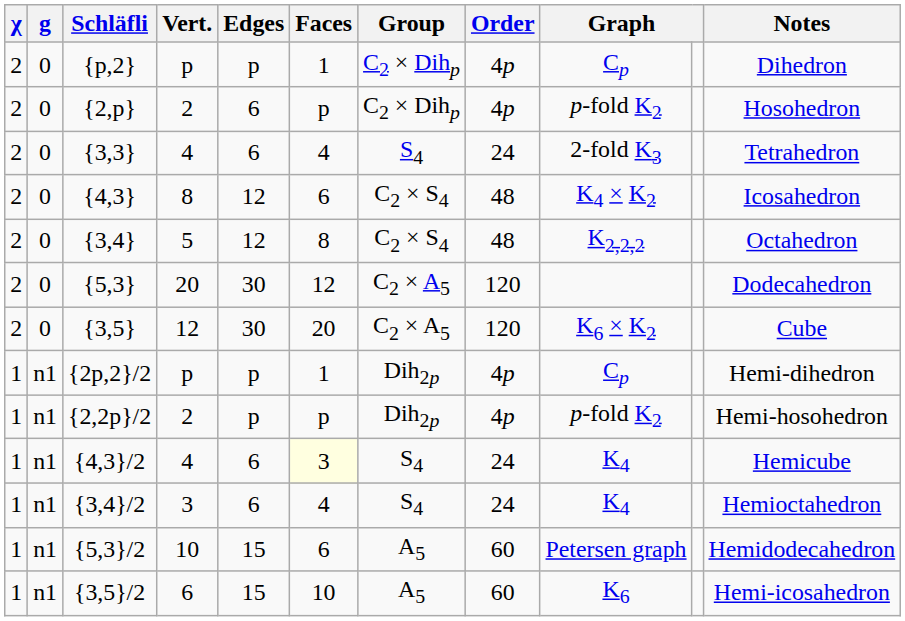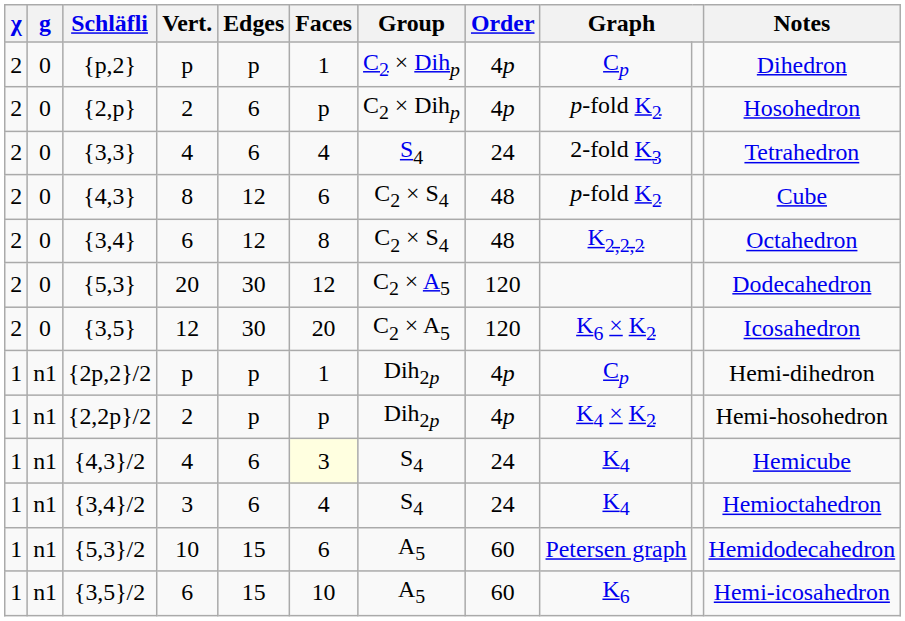(616, 196) K4 × K2 -> (616, 196) p-fold K2
(802, 196) Icosahedron -> (802, 196) Cube
(187, 240) 5 -> (187, 240) 6
(802, 328) Cube -> (802, 328) Icosahedron
(616, 416) p-fold K2 -> (616, 416) K4 × K2
